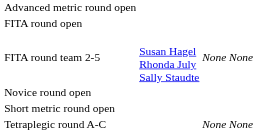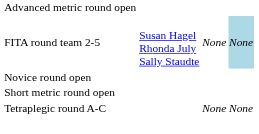- row: (43, 23)
(241, 58) no background -> (241, 42) lightblue background
